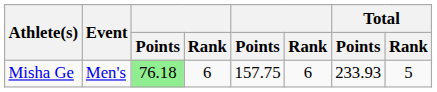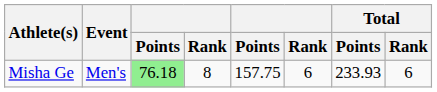(207, 73) 6 -> (207, 73) 8
(408, 73) 5 -> (408, 73) 6
